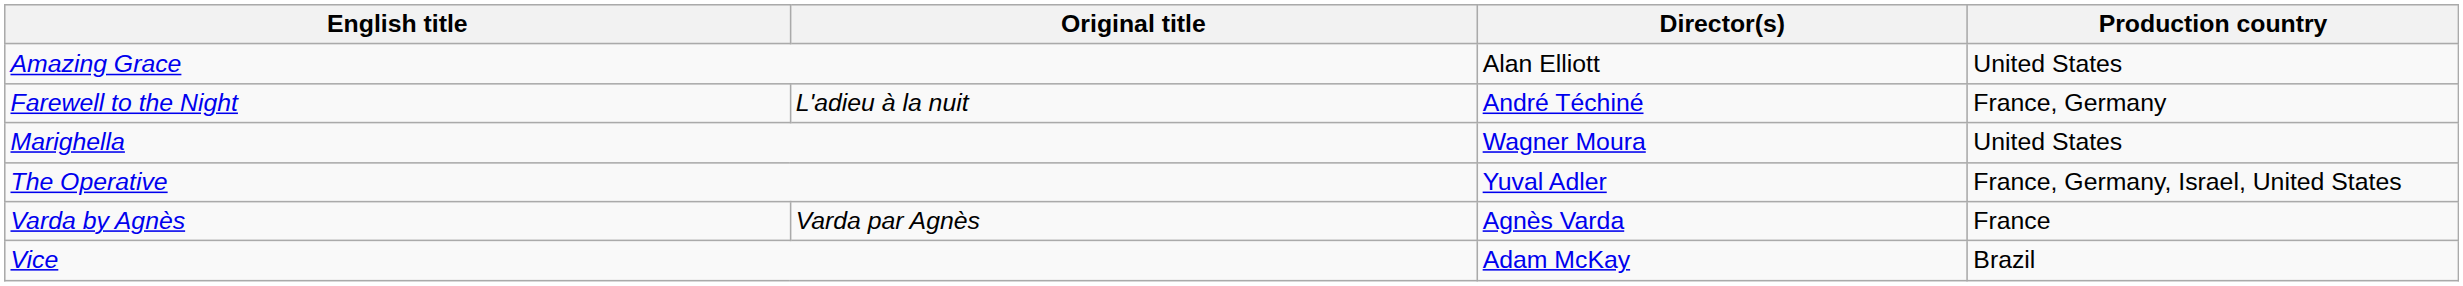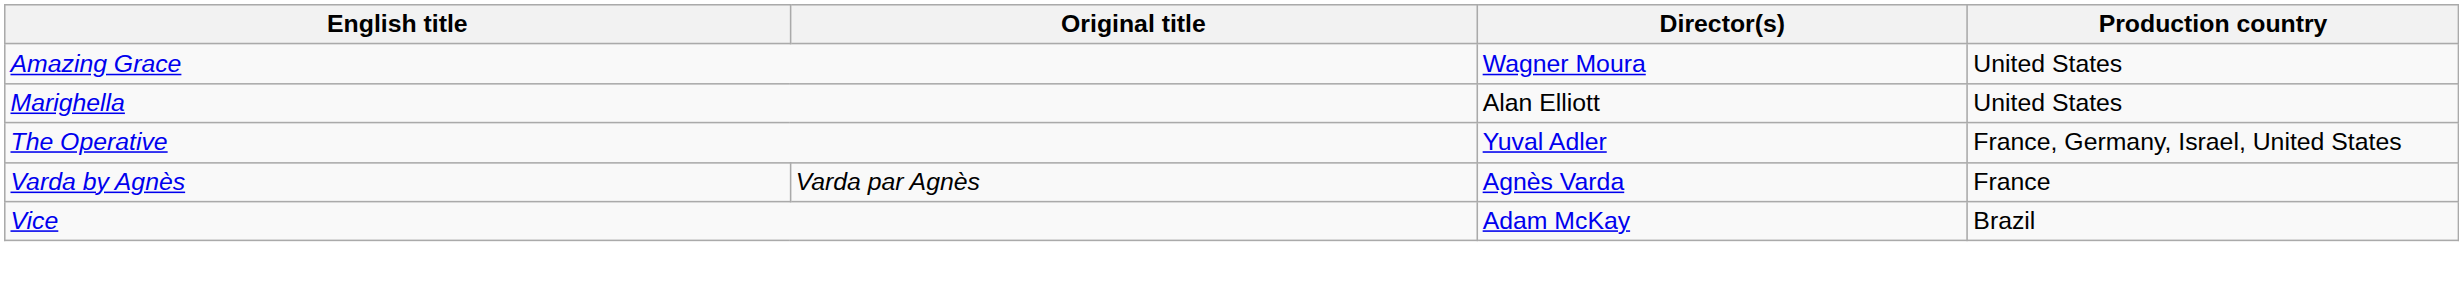(1541, 63) Alan Elliott -> (1564, 63) Wagner Moura
- row: (124, 102)
(1564, 142) Wagner Moura -> (1541, 102) Alan Elliott
